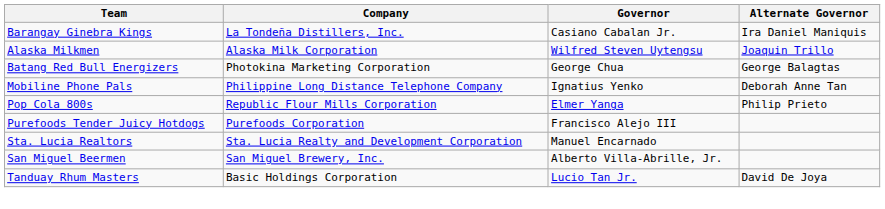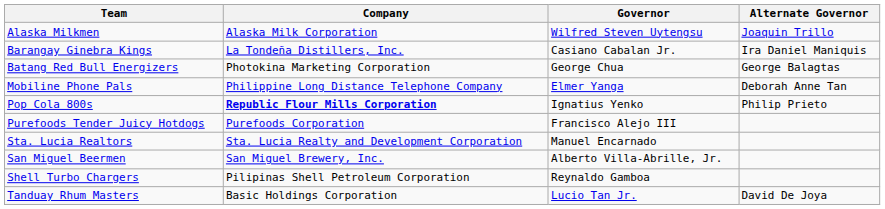rows swapped: (53, 50) <-> (80, 32)
(597, 87) Ignatius Yenko -> (587, 87) Elmer Yanga
(331, 105) normal -> (331, 105) bold
(587, 105) Elmer Yanga -> (597, 105) Ignatius Yenko
+ row: (73, 178)
